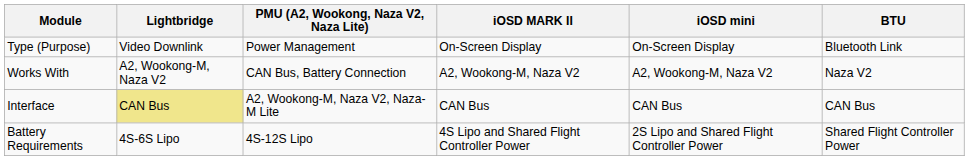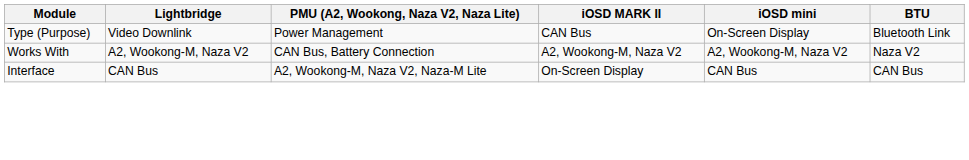(490, 47) On-Screen Display -> (566, 33) CAN Bus
(144, 106) khaki background -> (133, 71) no background
(464, 106) CAN Bus -> (592, 71) On-Screen Display
- row: (45, 139)
